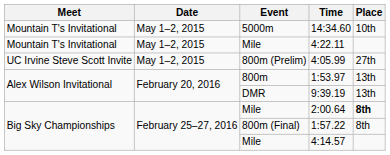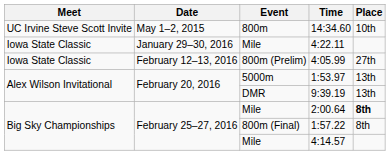(62, 28) Mountain T's Invitational -> (69, 28) UC Irvine Steve Scott Invite
(258, 28) 5000m -> (255, 28) 800m
(62, 45) Mountain T's Invitational -> (49, 45) Iowa State Classic
(170, 45) May 1–2, 2015 -> (185, 45) January 29–30, 2016
(69, 61) UC Irvine Steve Scott Invite -> (49, 61) Iowa State Classic
(170, 61) May 1–2, 2015 -> (187, 61) February 12–13, 2016
(255, 77) 800m -> (258, 77) 5000m
